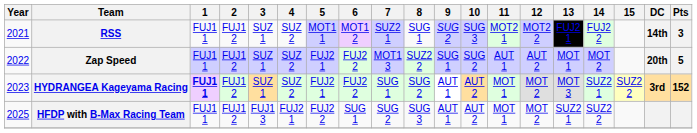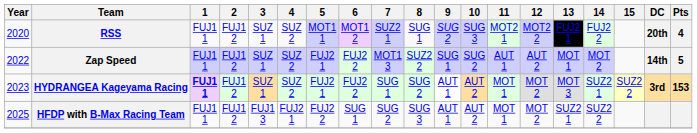(18, 33) 2021 -> (18, 33) 2020
(657, 33) 14th -> (657, 33) 20th
(681, 33) 3 -> (681, 33) 4
(657, 60) 20th -> (657, 60) 14th
(681, 87) 152 -> (681, 87) 153
